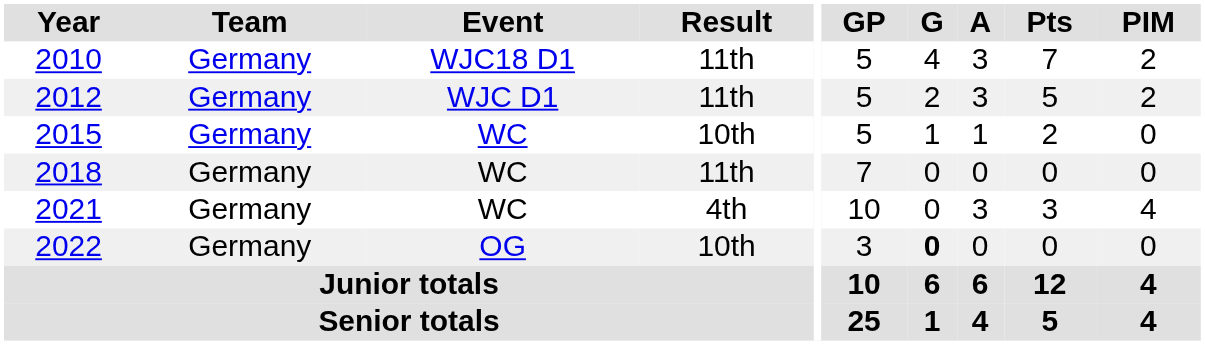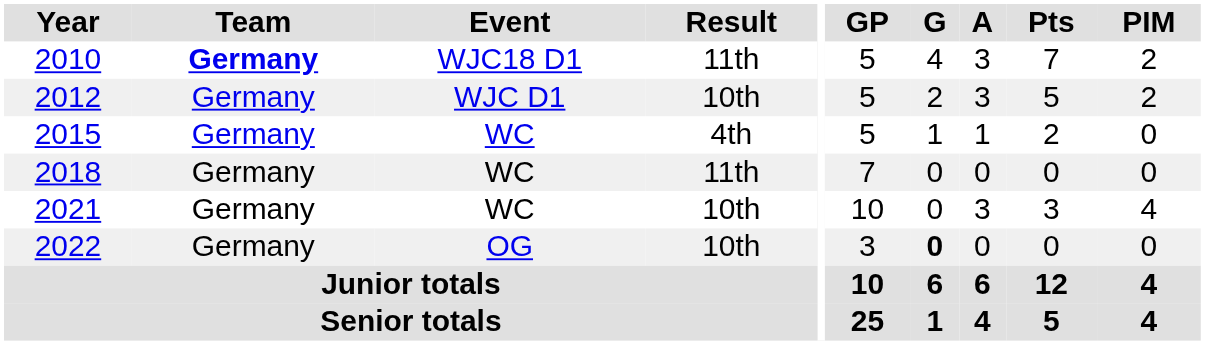(250, 59) normal -> (253, 59) bold
(727, 97) 11th -> (731, 97) 10th
(727, 134) 10th -> (731, 134) 4th
(727, 209) 4th -> (731, 209) 10th
